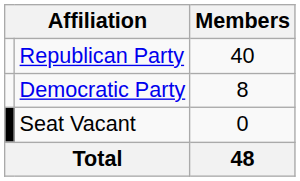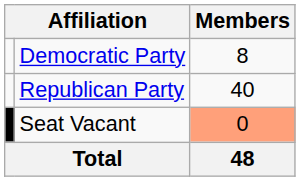rows swapped: (102, 55) <-> (102, 90)
(243, 124) no background -> (243, 124) lightsalmon background
